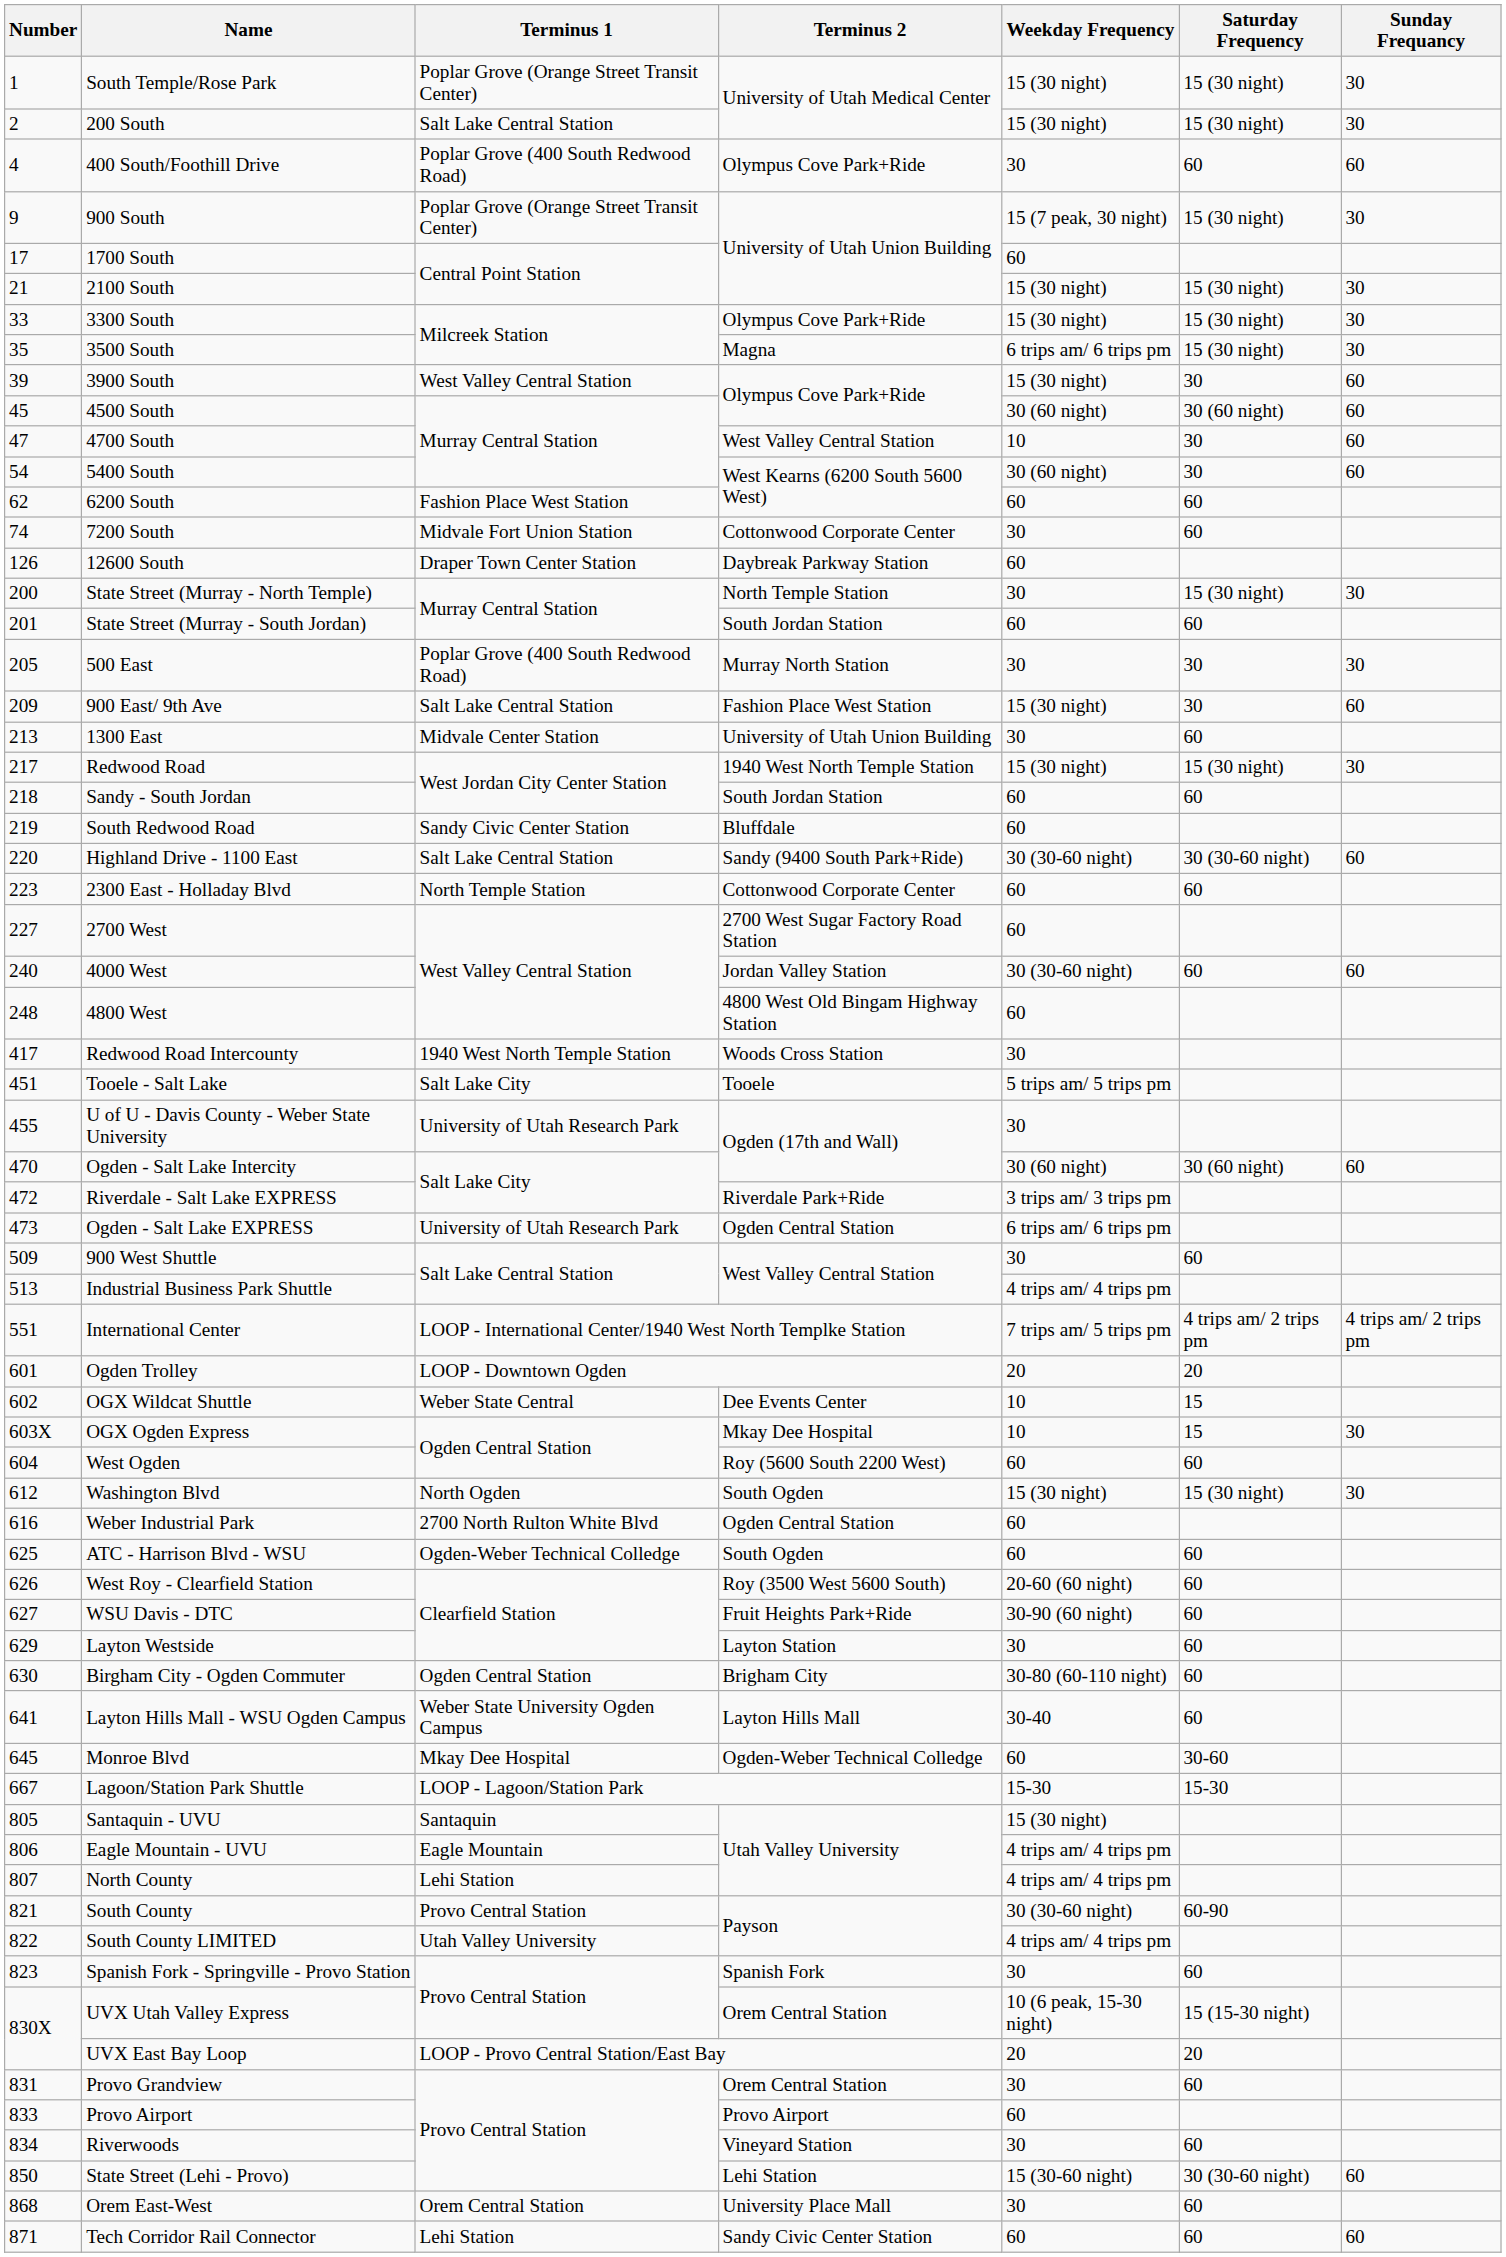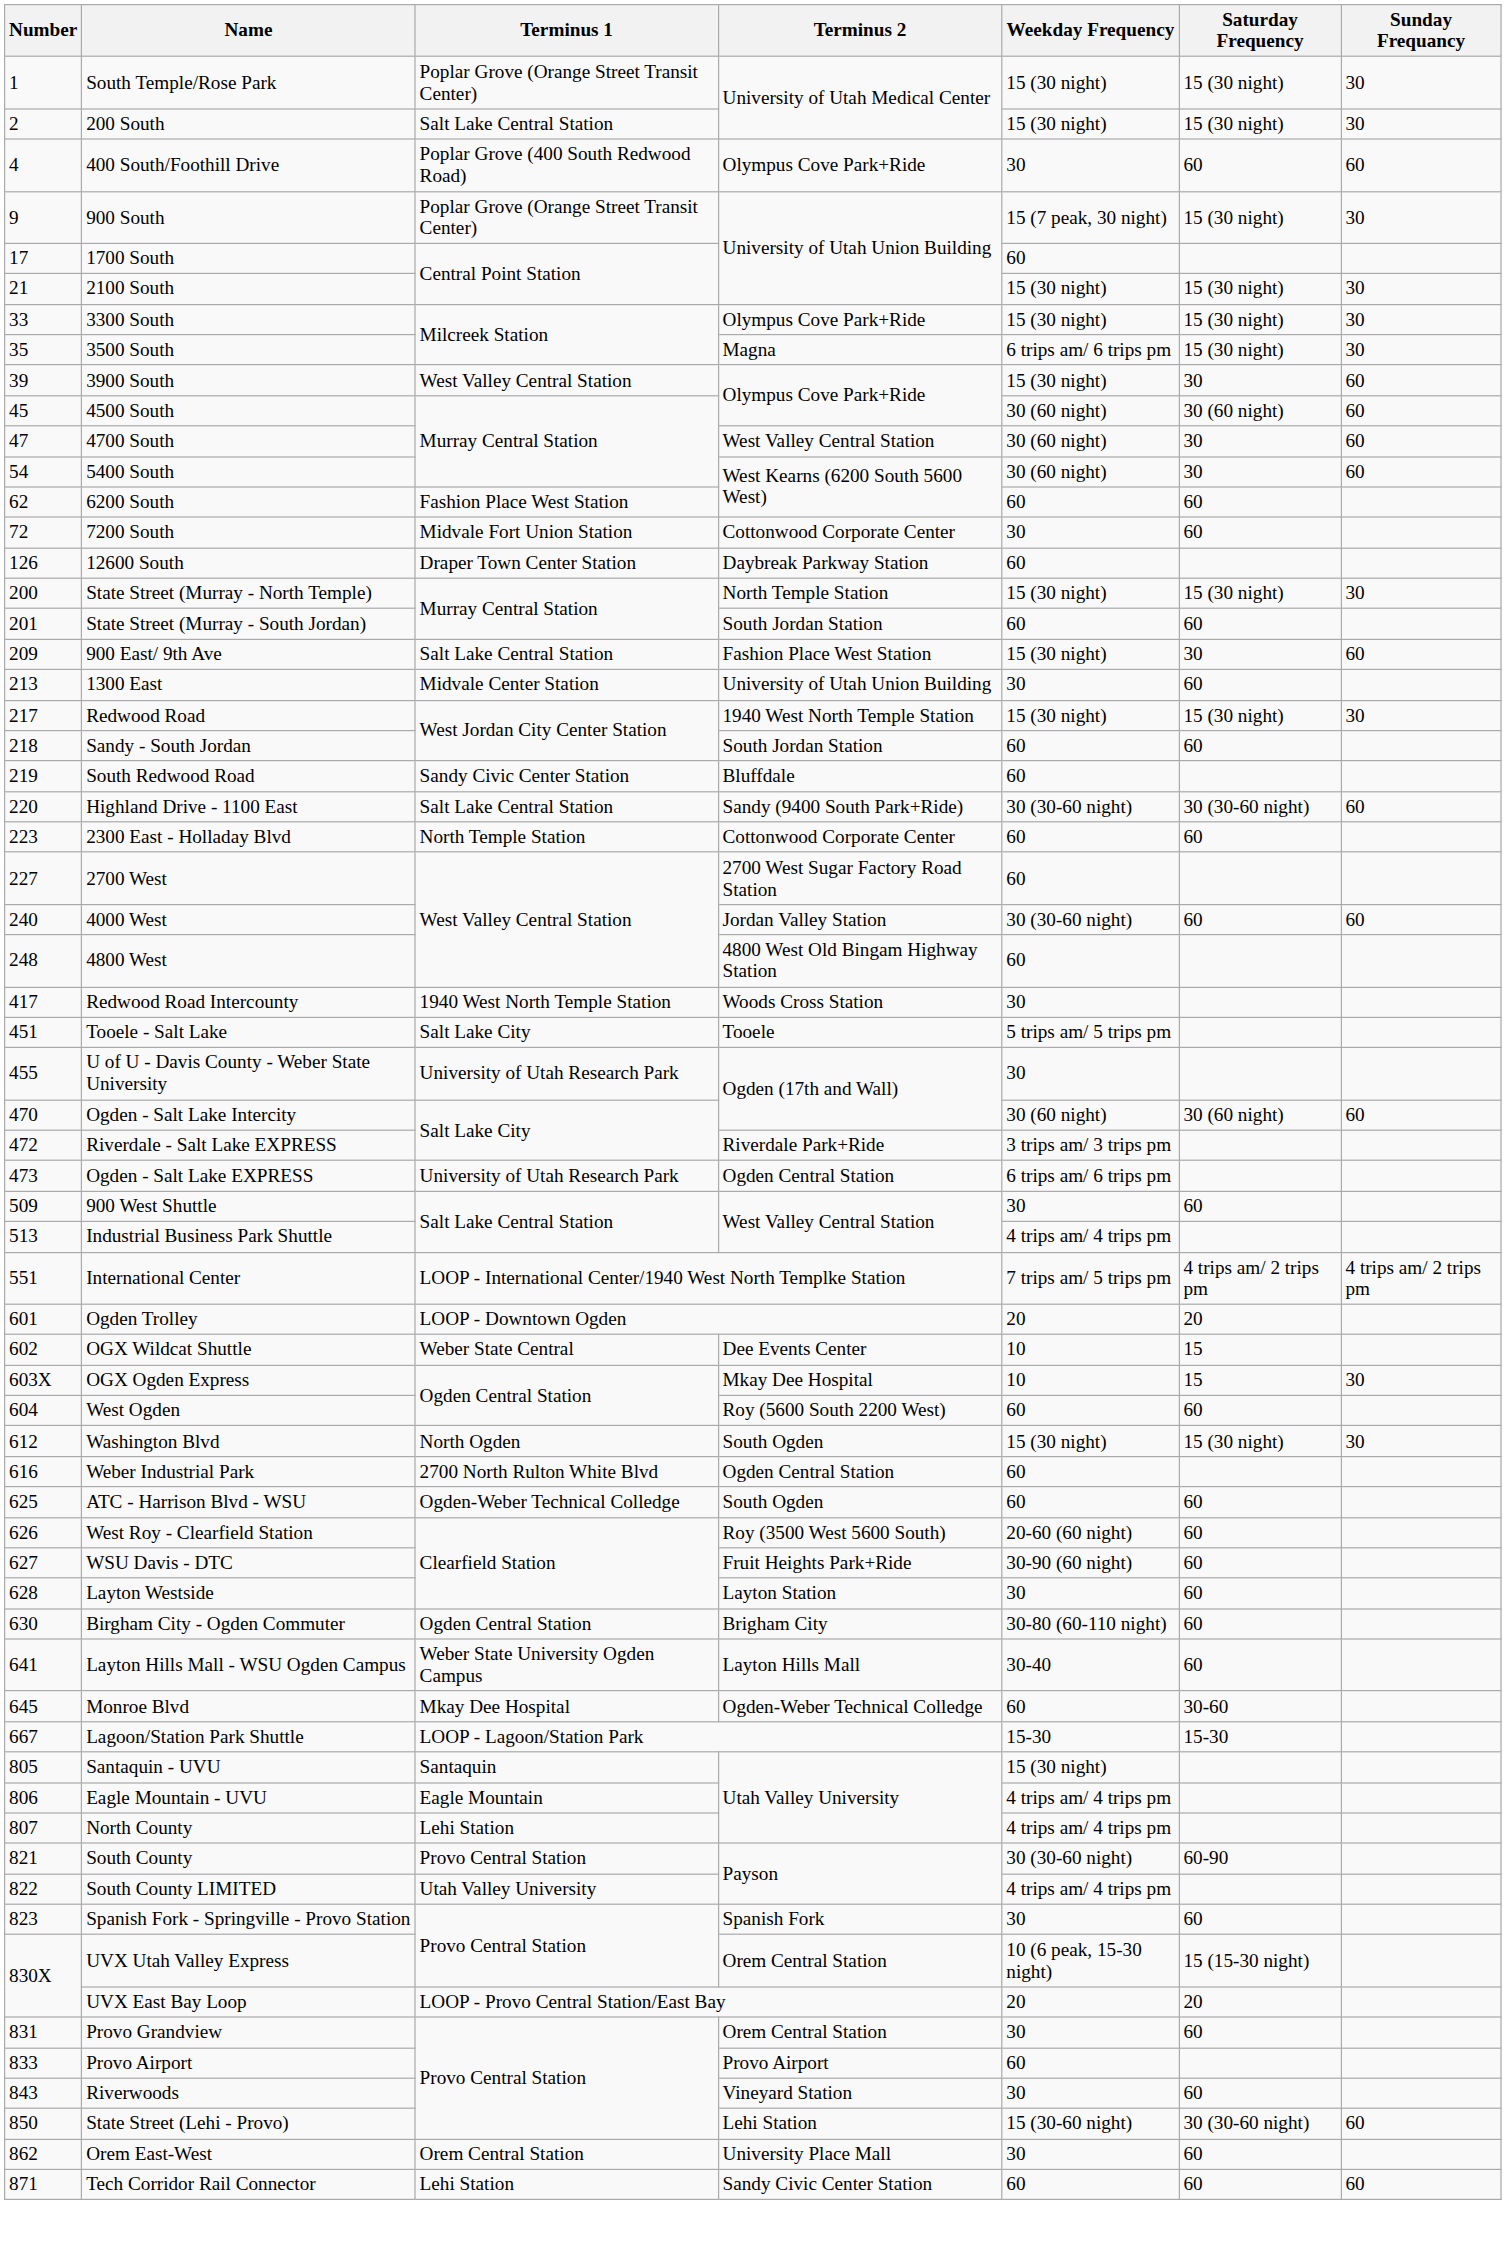(1016, 441) 10 -> (1056, 441) 30 (60 night)
(19, 532) 74 -> (19, 532) 72
(1016, 593) 30 -> (1056, 593) 15 (30 night)
- row: (119, 665)
(23, 1645) 629 -> (23, 1593) 628
(23, 2145) 834 -> (23, 2093) 843
(23, 2206) 868 -> (23, 2154) 862
